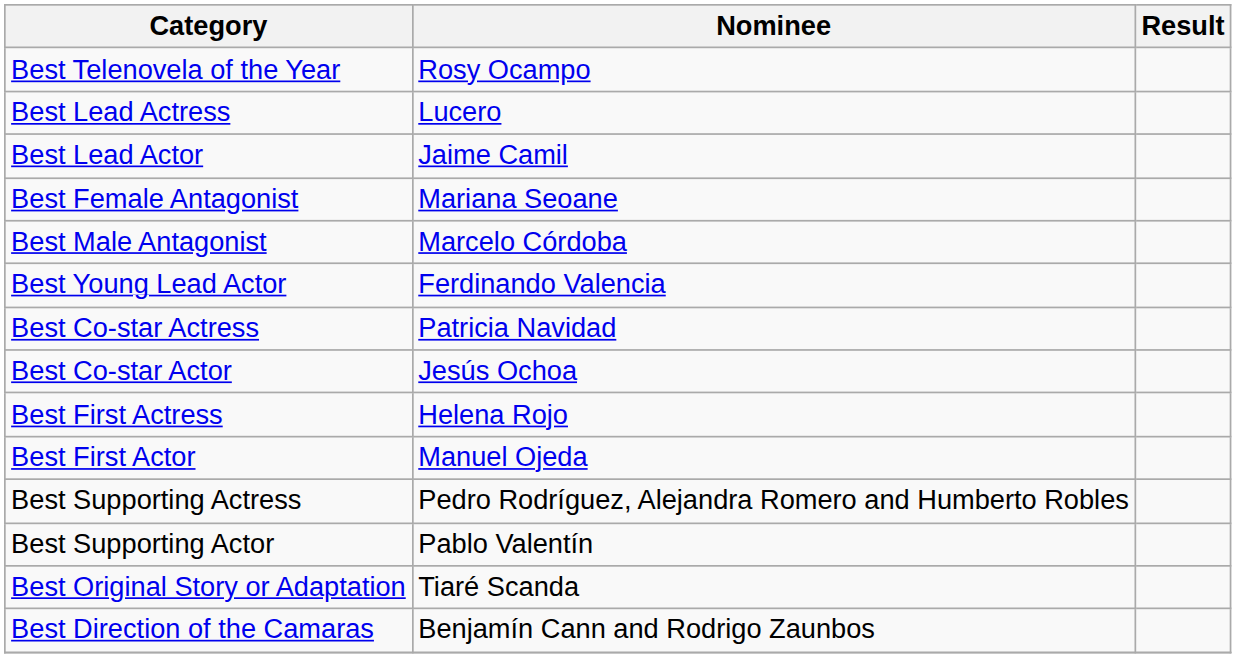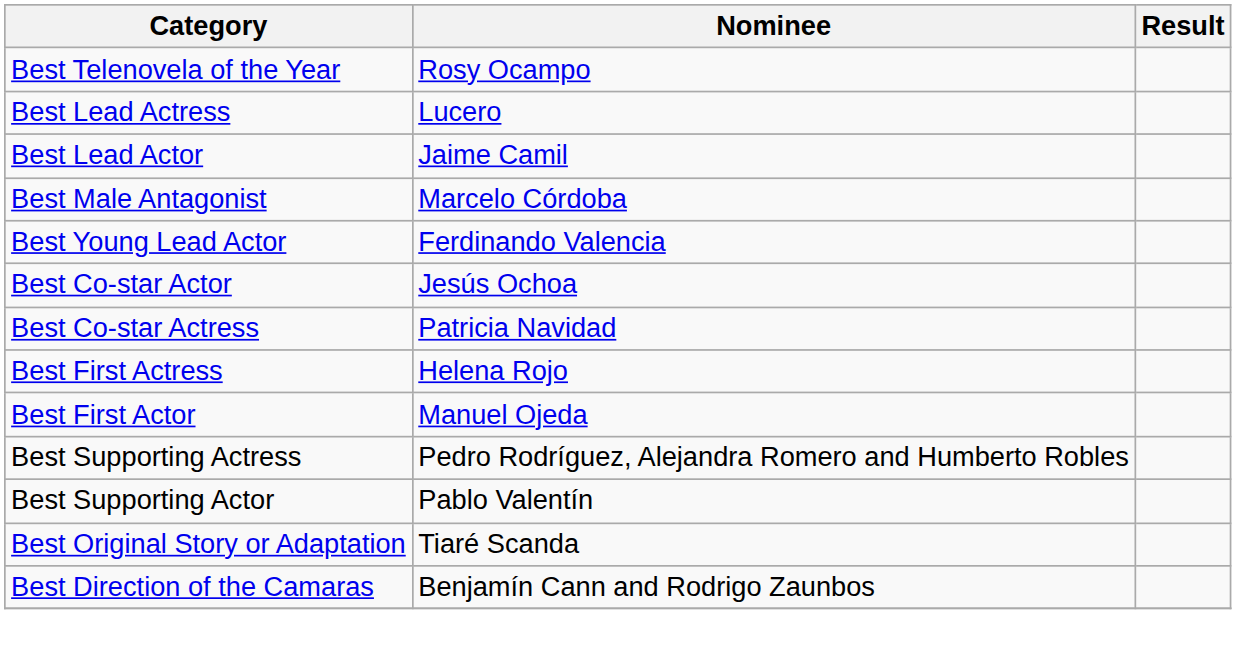- row: (155, 198)
rows swapped: (135, 328) <-> (121, 371)
